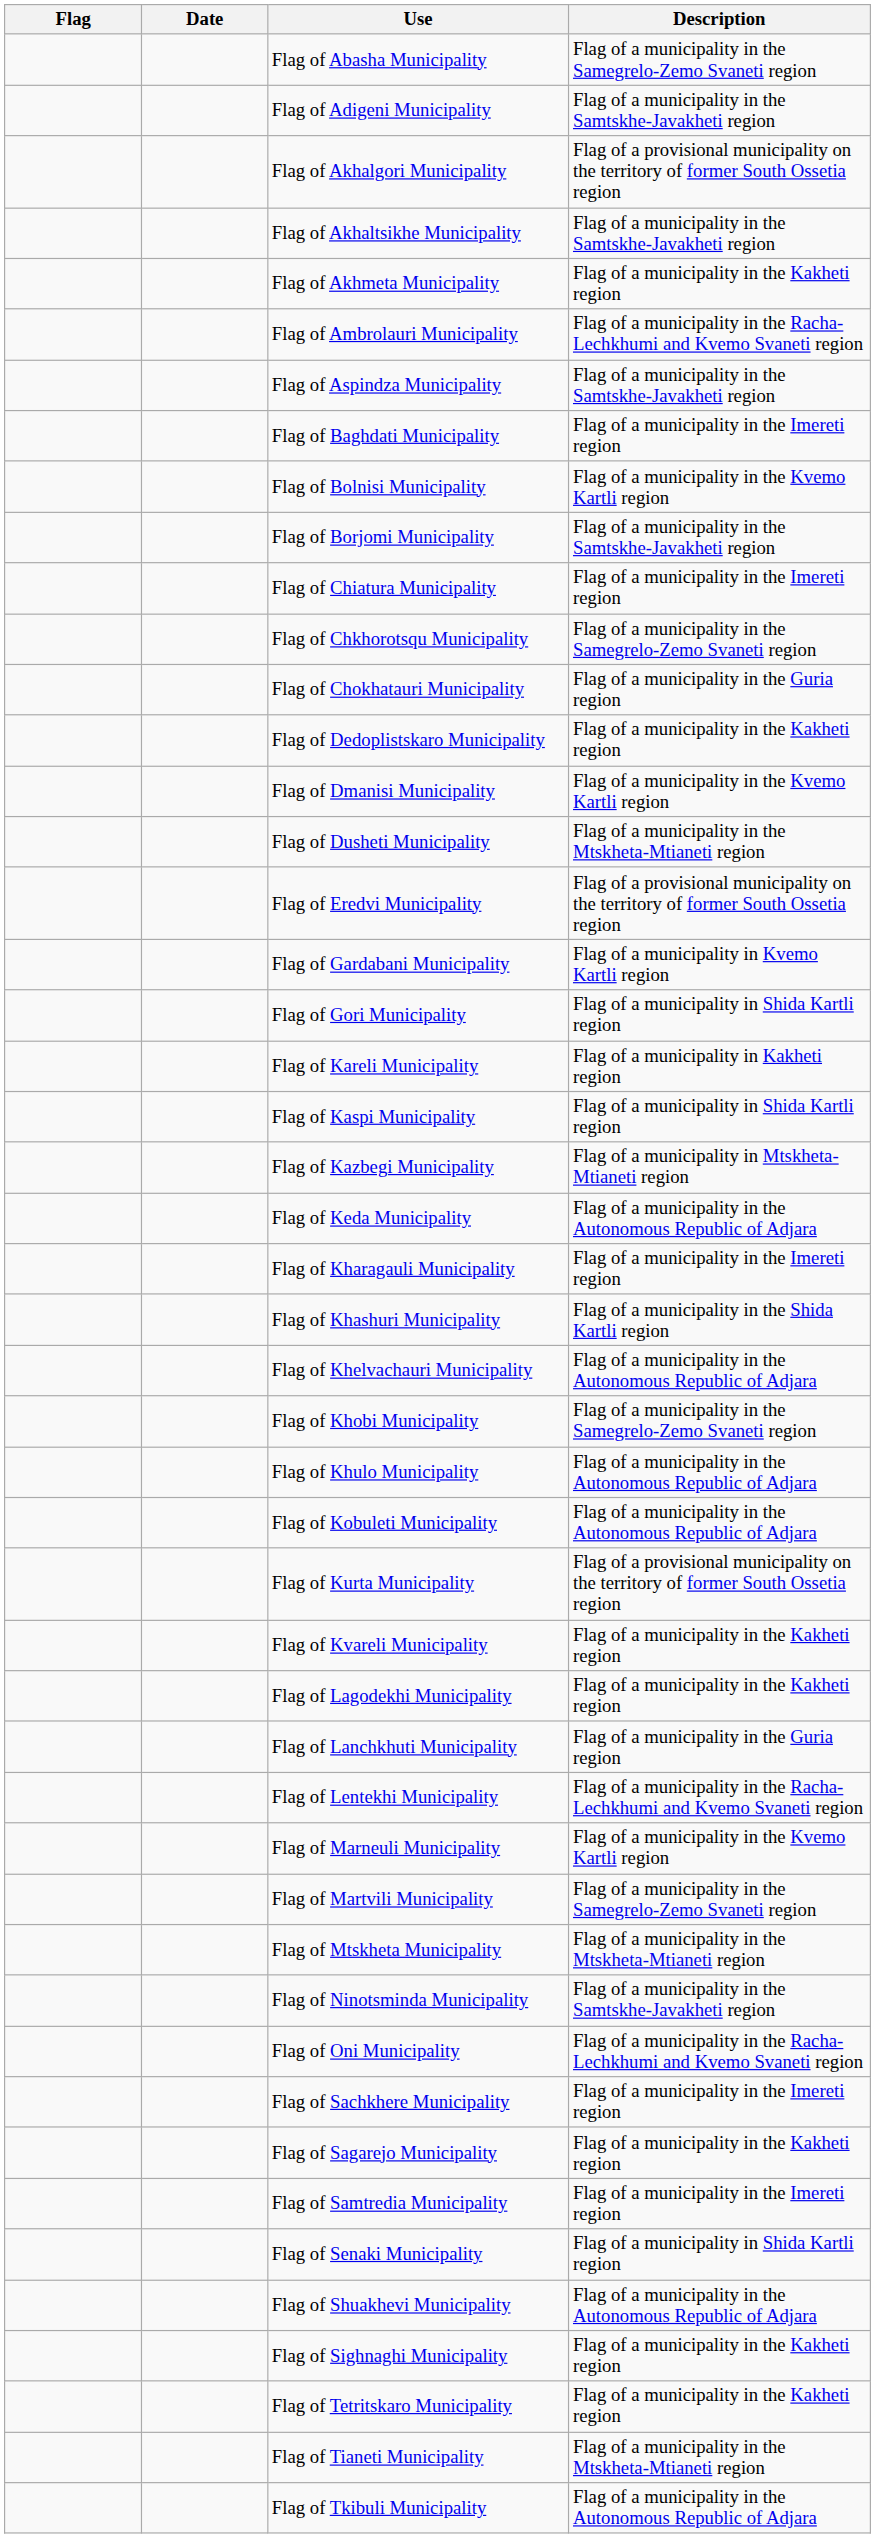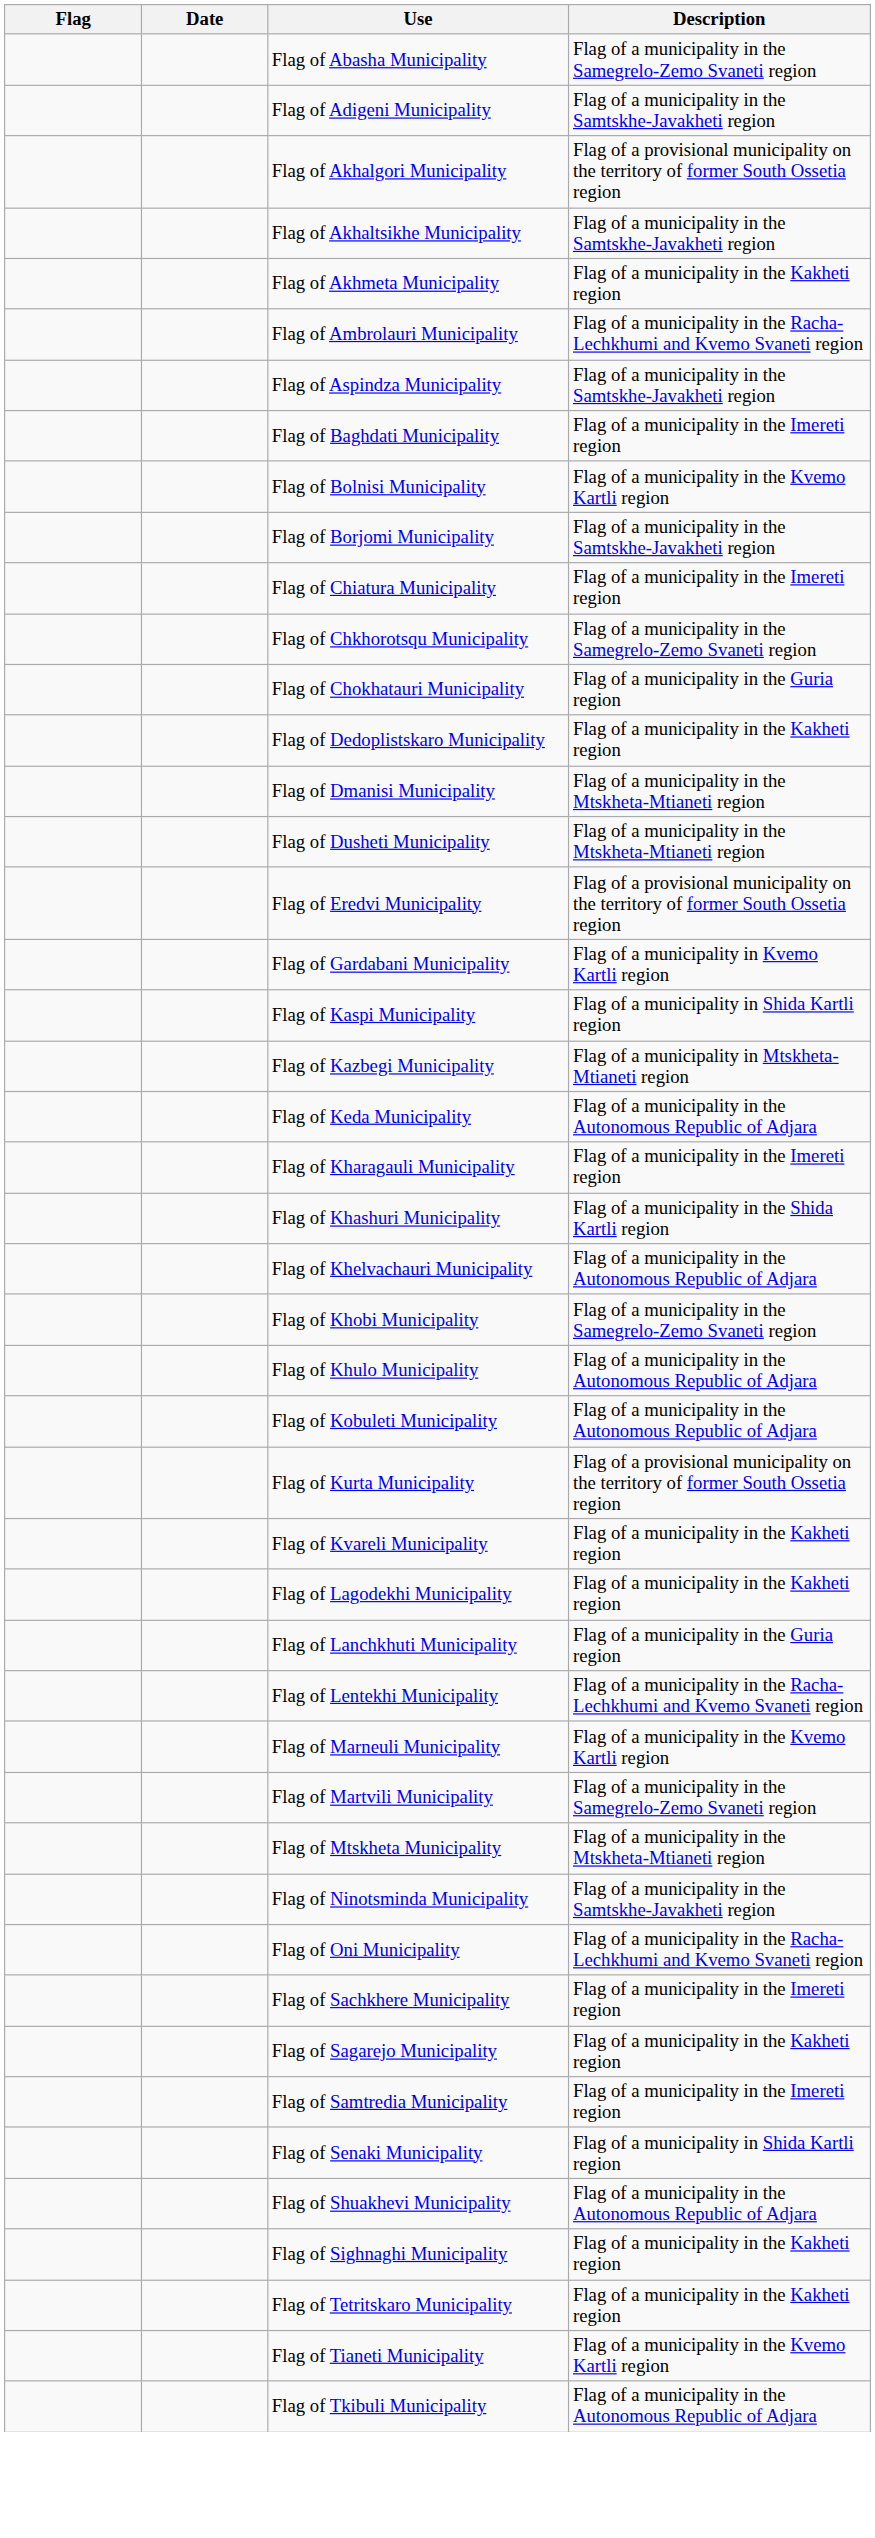(709, 791) Flag of a municipality in the Kvemo Kartli region -> (679, 791) Flag of a municipality in the Mtskheta-Mtianeti region
- row: (369, 1015)
- row: (375, 1065)
(679, 2457) Flag of a municipality in the Mtskheta-Mtianeti region -> (709, 2355) Flag of a municipality in the Kvemo Kartli region
